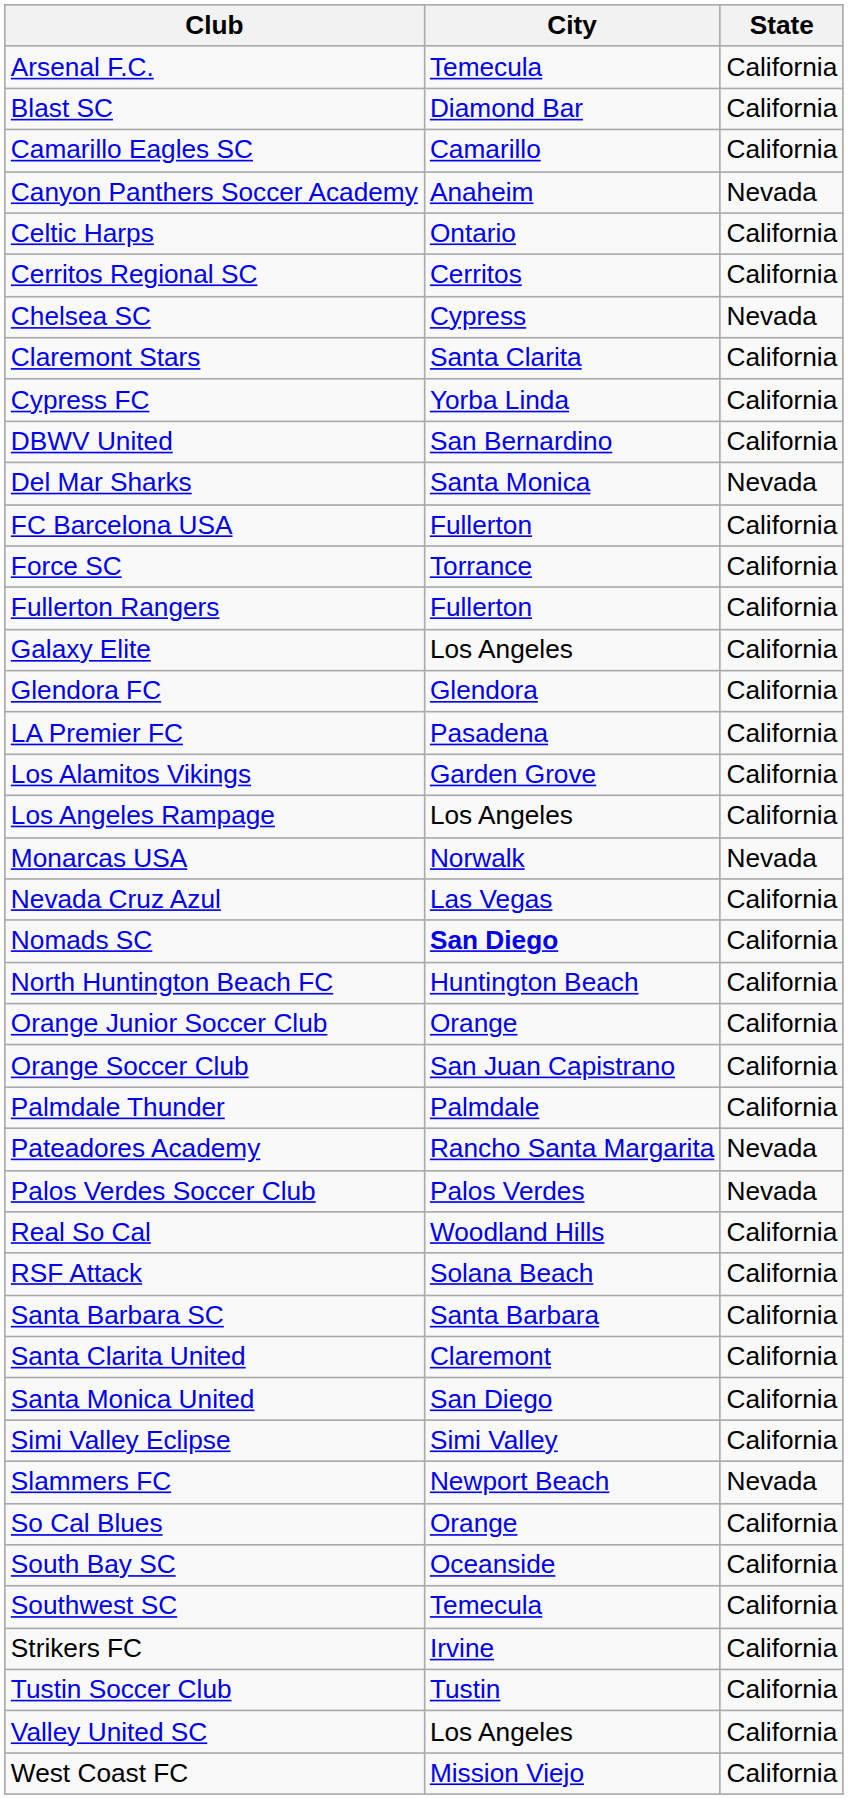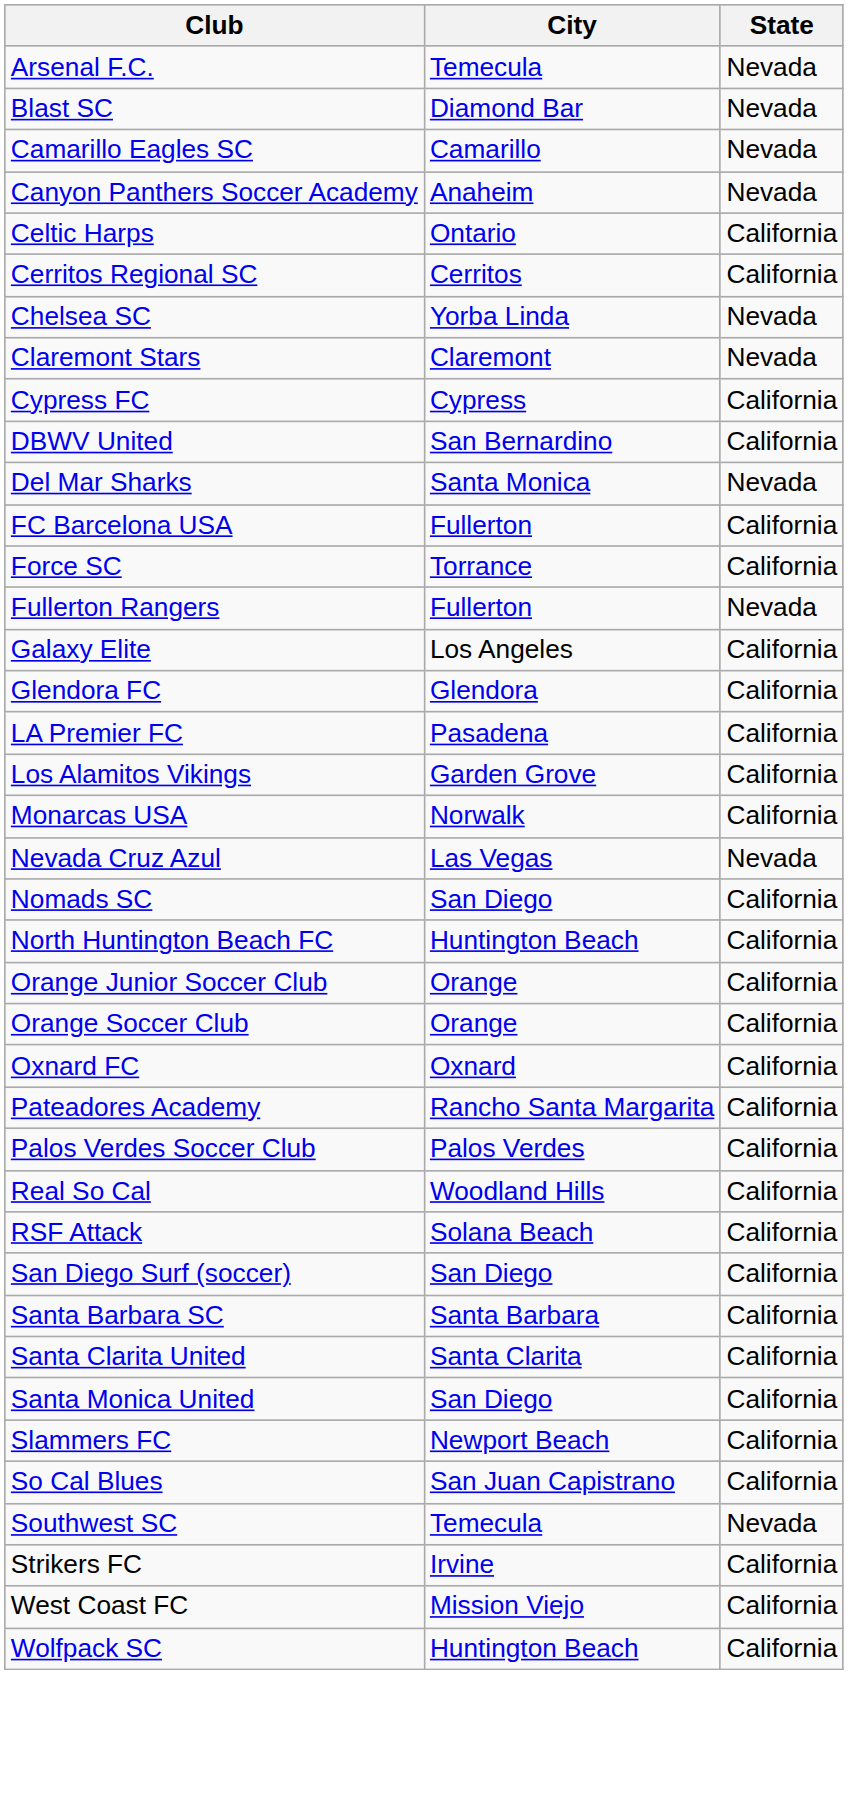(782, 66) California -> (772, 66) Nevada
(782, 108) California -> (772, 108) Nevada
(782, 150) California -> (772, 150) Nevada
(478, 316) Cypress -> (499, 316) Yorba Linda
(506, 358) Santa Clarita -> (490, 358) Claremont
(782, 358) California -> (772, 358) Nevada
(499, 399) Yorba Linda -> (478, 399) Cypress
(782, 607) California -> (772, 607) Nevada
- row: (143, 815)
(772, 857) Nevada -> (782, 815) California
(782, 899) California -> (772, 857) Nevada
(494, 940) bold -> (491, 899) normal
(552, 1065) San Juan Capistrano -> (474, 1024) Orange
+ row: (75, 1065)
- row: (118, 1107)
(772, 1148) Nevada -> (782, 1107) California
(772, 1190) Nevada -> (782, 1148) California
+ row: (151, 1273)
(490, 1356) Claremont -> (506, 1356) Santa Clarita
- row: (121, 1440)
(772, 1481) Nevada -> (782, 1440) California
(474, 1523) Orange -> (552, 1481) San Juan Capistrano
- row: (93, 1565)
(782, 1606) California -> (772, 1523) Nevada
- row: (121, 1689)
- row: (109, 1731)
+ row: (86, 1648)
